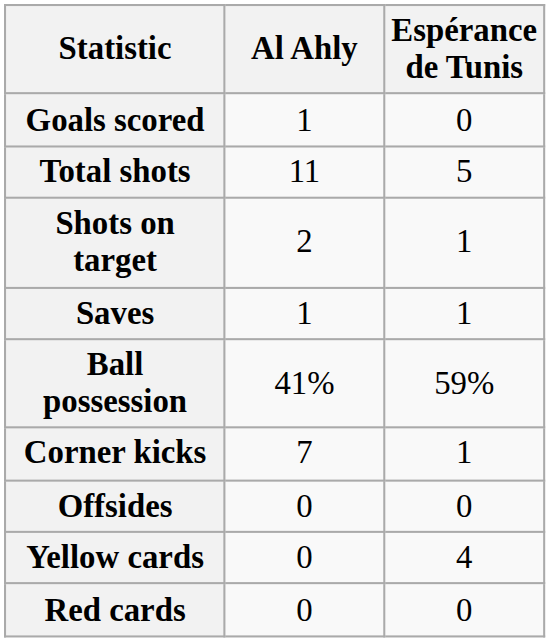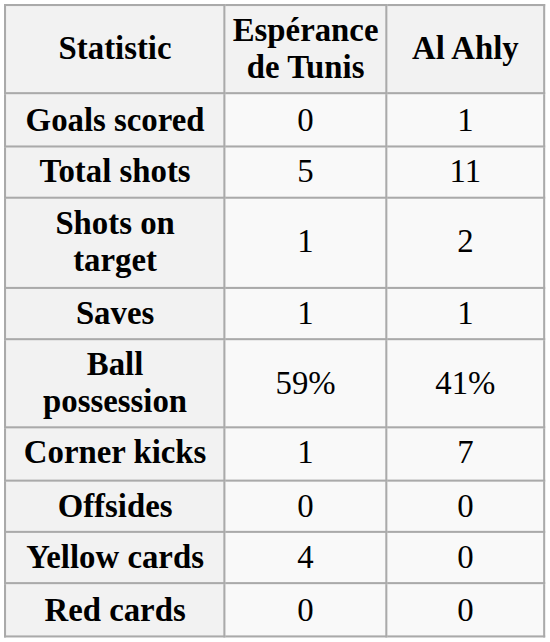columns swapped: (304, 48) <-> (464, 48)
